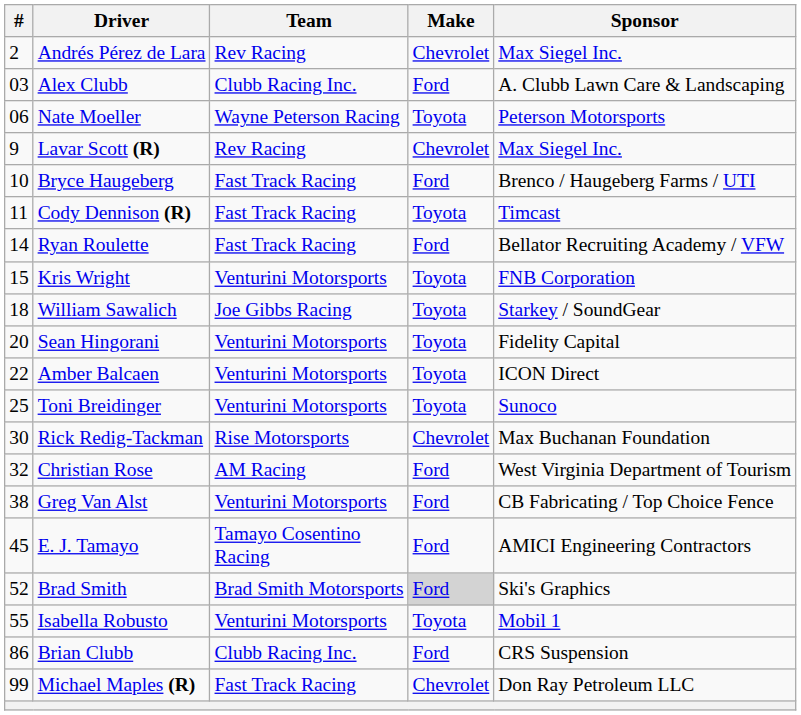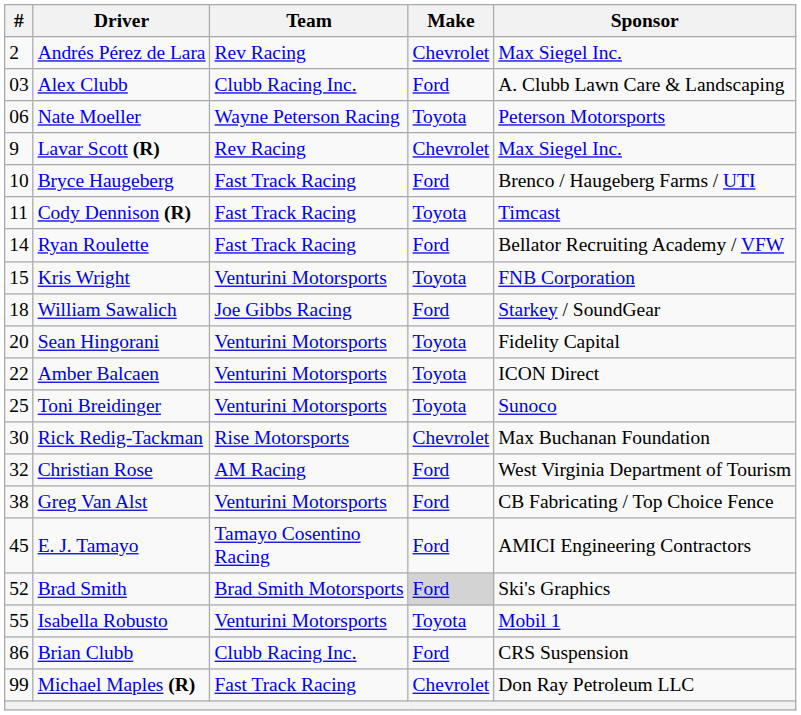(439, 309) Toyota -> (431, 309) Ford
